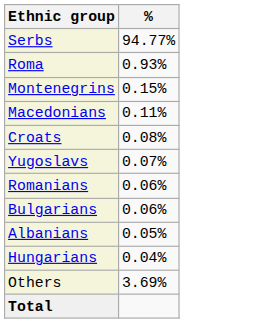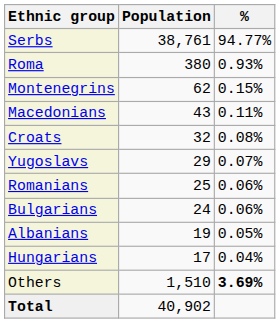+ column: (166, 17)
(144, 282) normal -> (240, 282) bold
